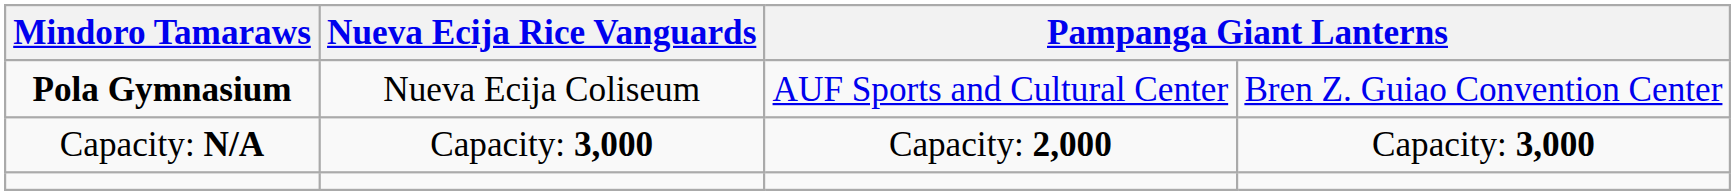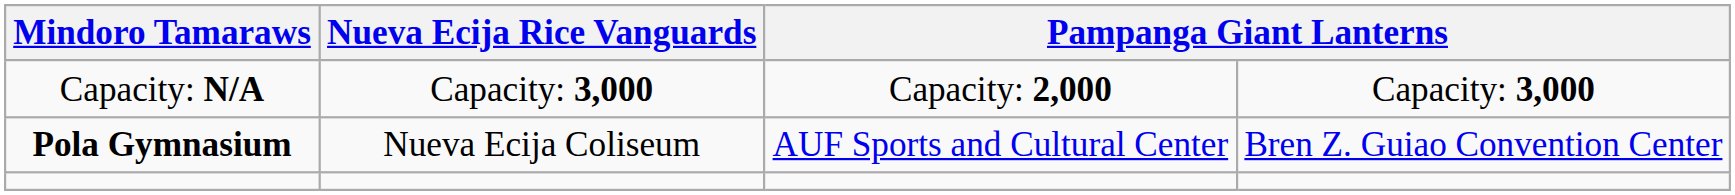rows swapped: (162, 88) <-> (162, 144)
